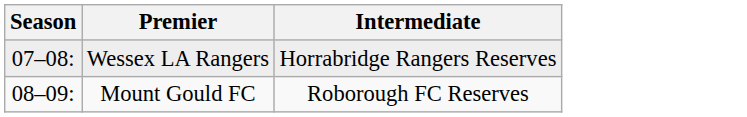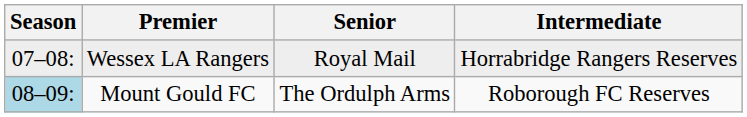+ column: (365, 22)
(43, 93) no background -> (43, 93) lightblue background
